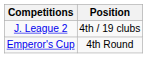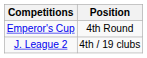rows swapped: (41, 28) <-> (41, 45)
